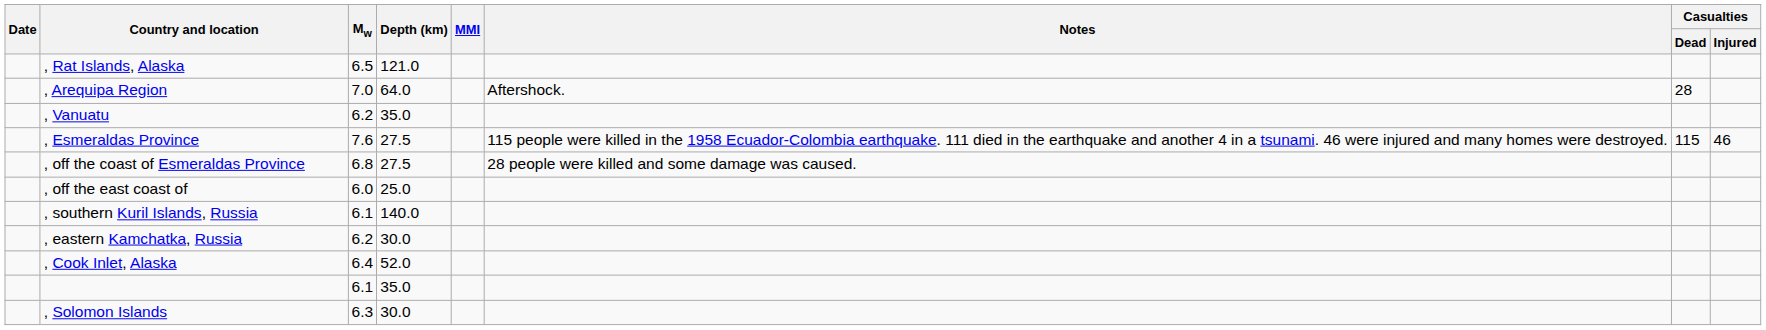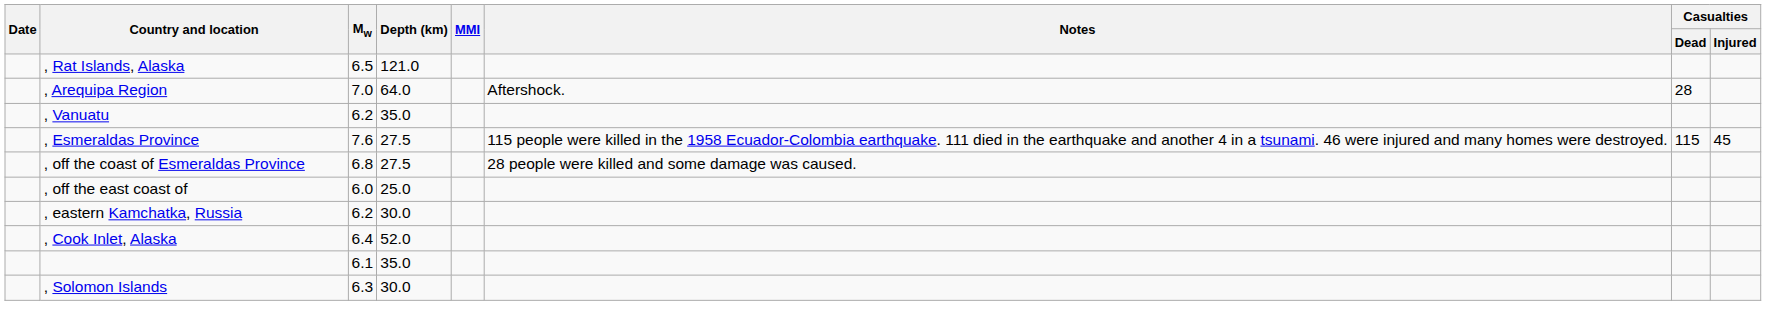(1722, 139) 46 -> (1722, 139) 45
- row: (151, 213)
